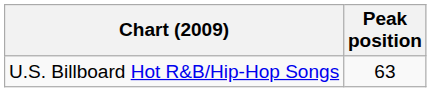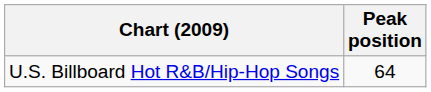(385, 71) 63 -> (385, 71) 64
